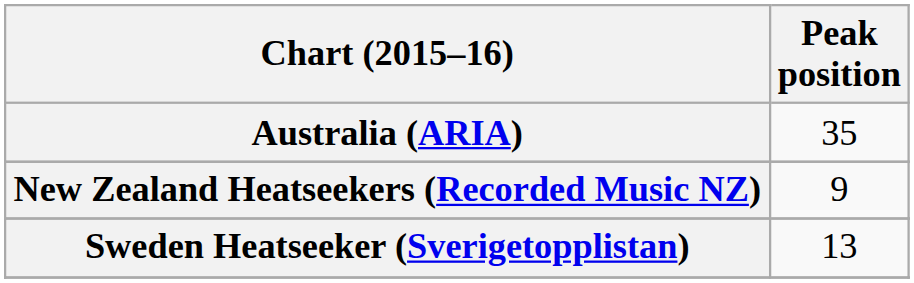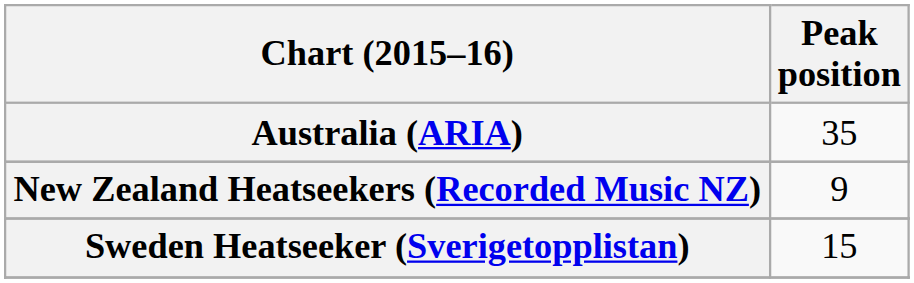(839, 246) 13 -> (839, 246) 15
